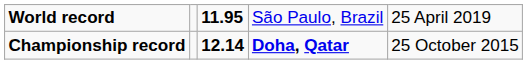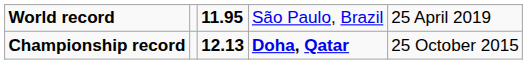(223, 45) 12.14 -> (223, 45) 12.13
